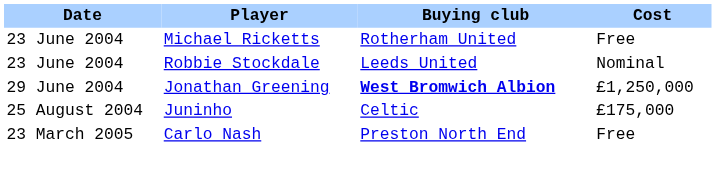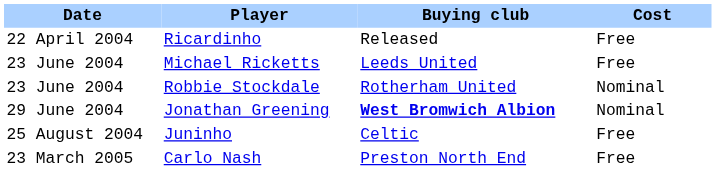+ row: (213, 40)
(438, 40) Rotherham United -> (419, 63) Leeds United
(419, 63) Leeds United -> (438, 87) Rotherham United
(645, 87) £1,250,000 -> (630, 111) Nominal
(635, 111) £175,000 -> (616, 135) Free
